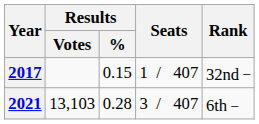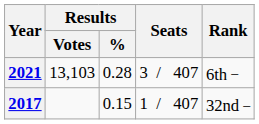rows swapped: (25, 72) <-> (25, 103)
